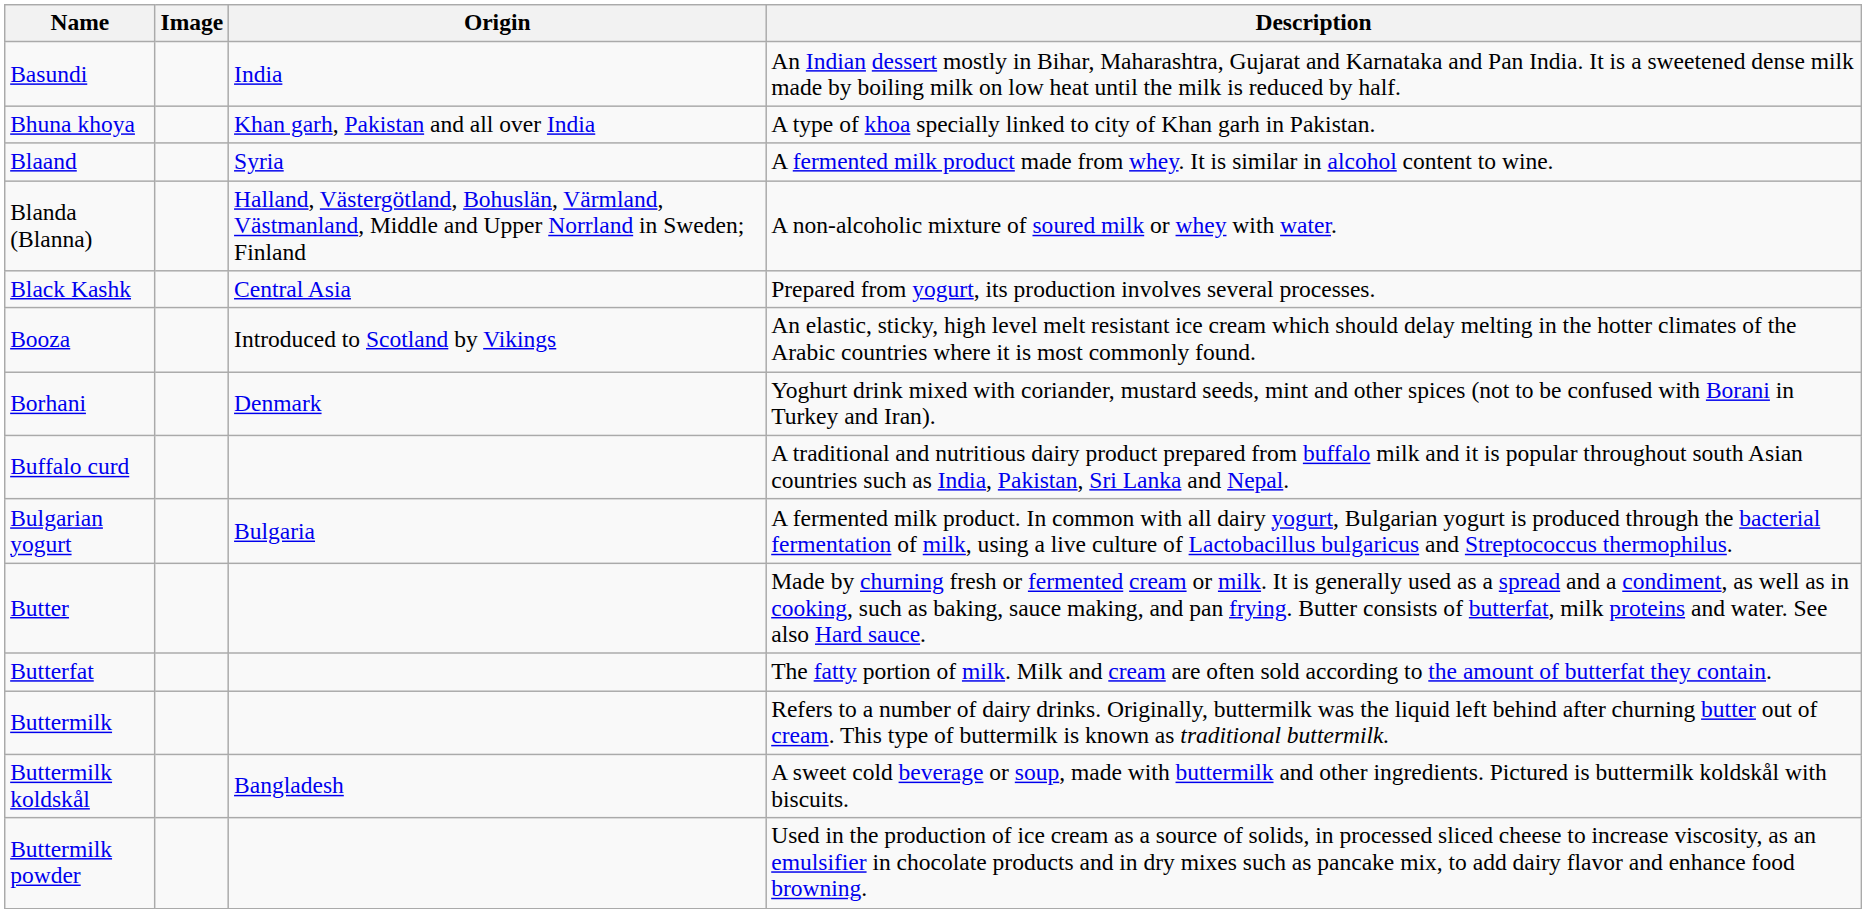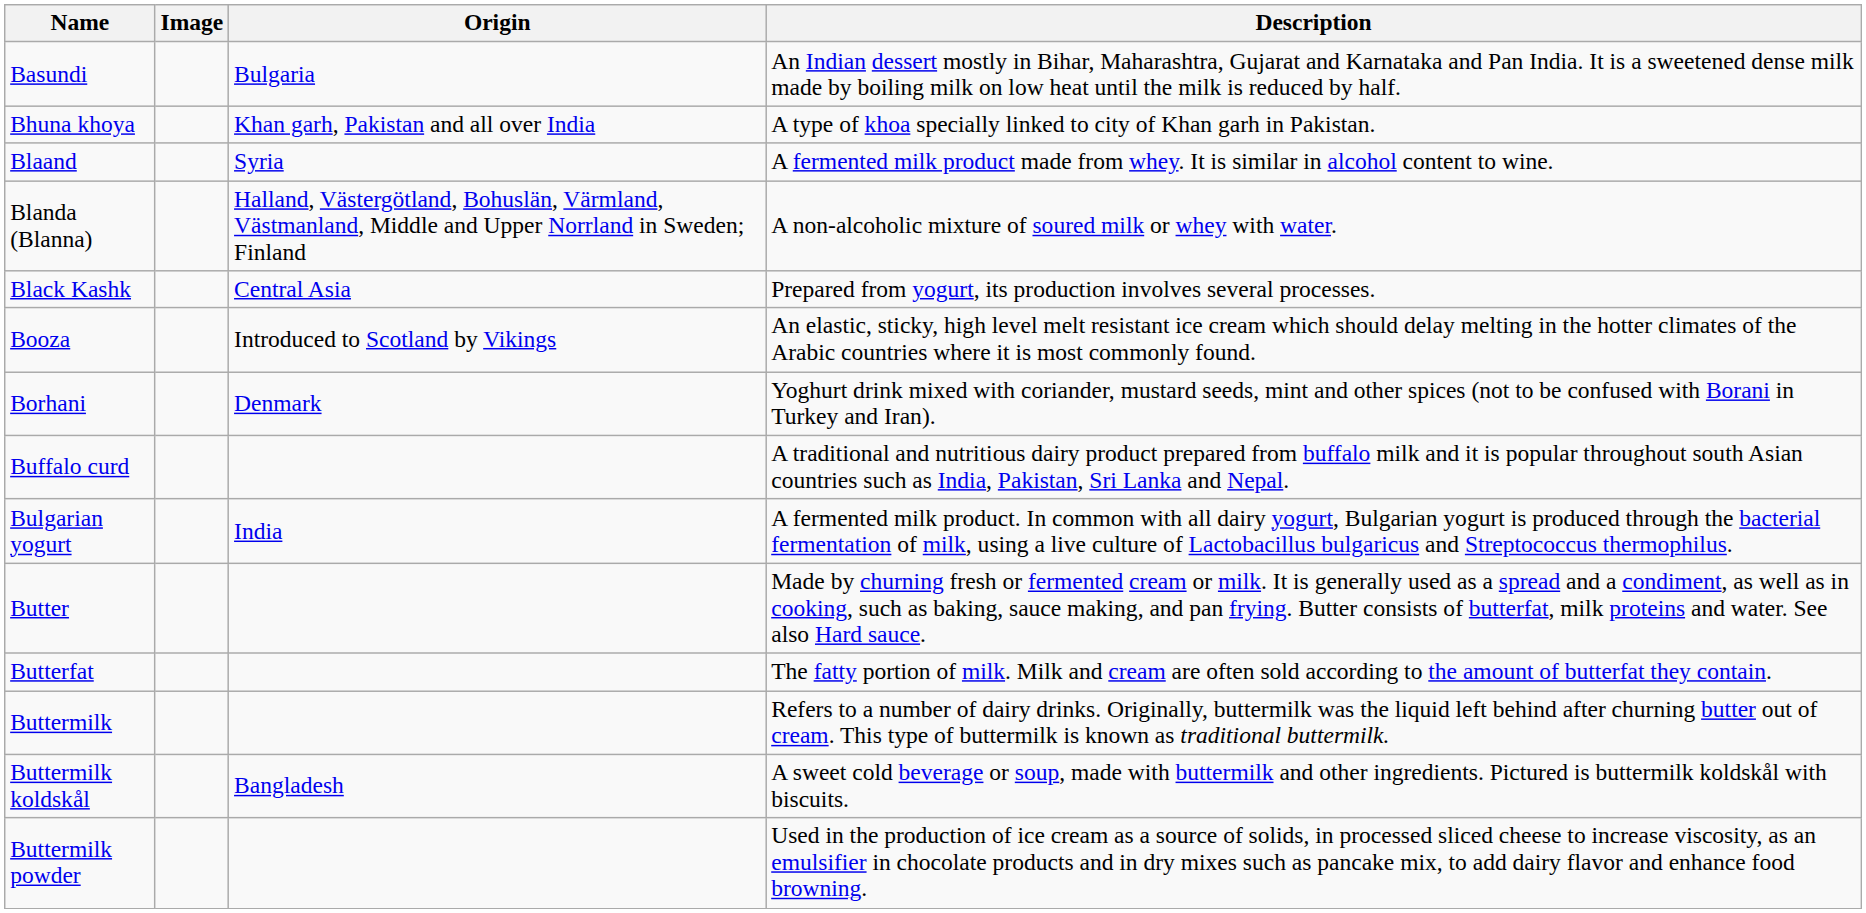(258, 73) India -> (275, 73) Bulgaria
(275, 530) Bulgaria -> (258, 530) India
